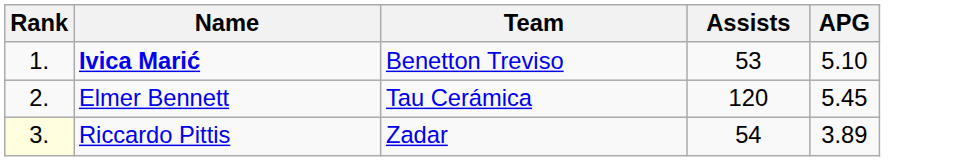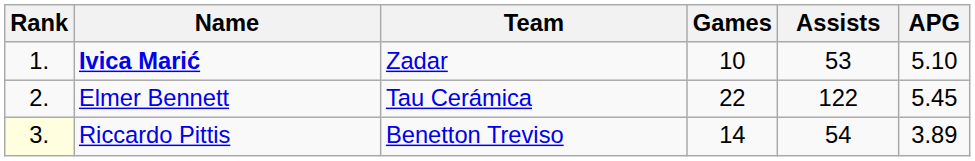+ column: (732, 23)
(475, 60) Benetton Treviso -> (417, 60) Zadar
(748, 98) 120 -> (838, 98) 122
(417, 135) Zadar -> (475, 135) Benetton Treviso
